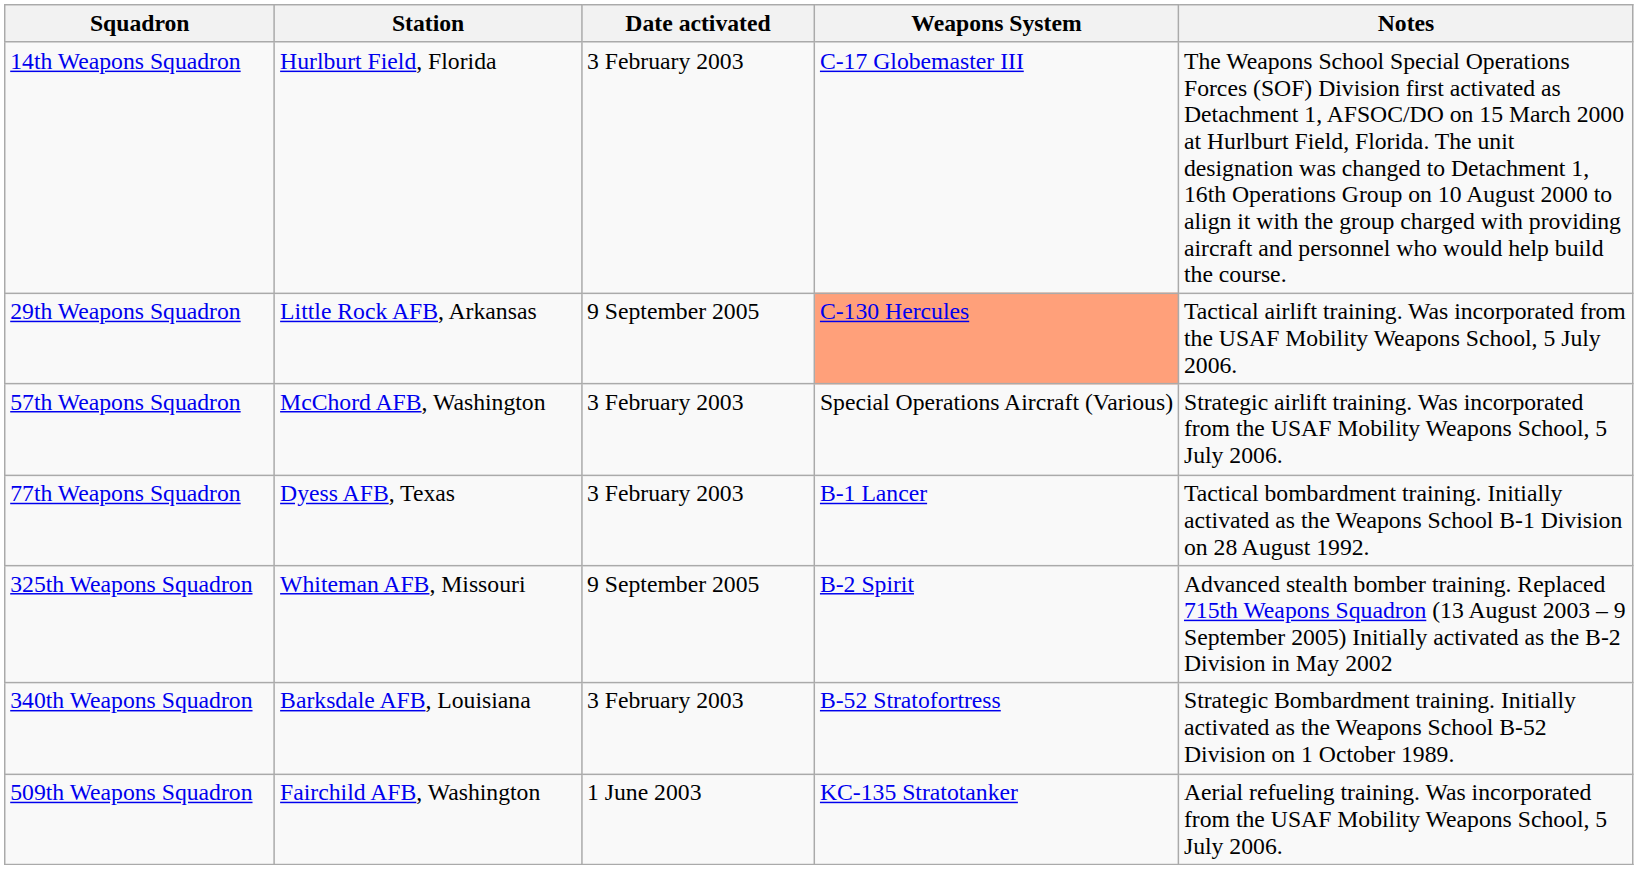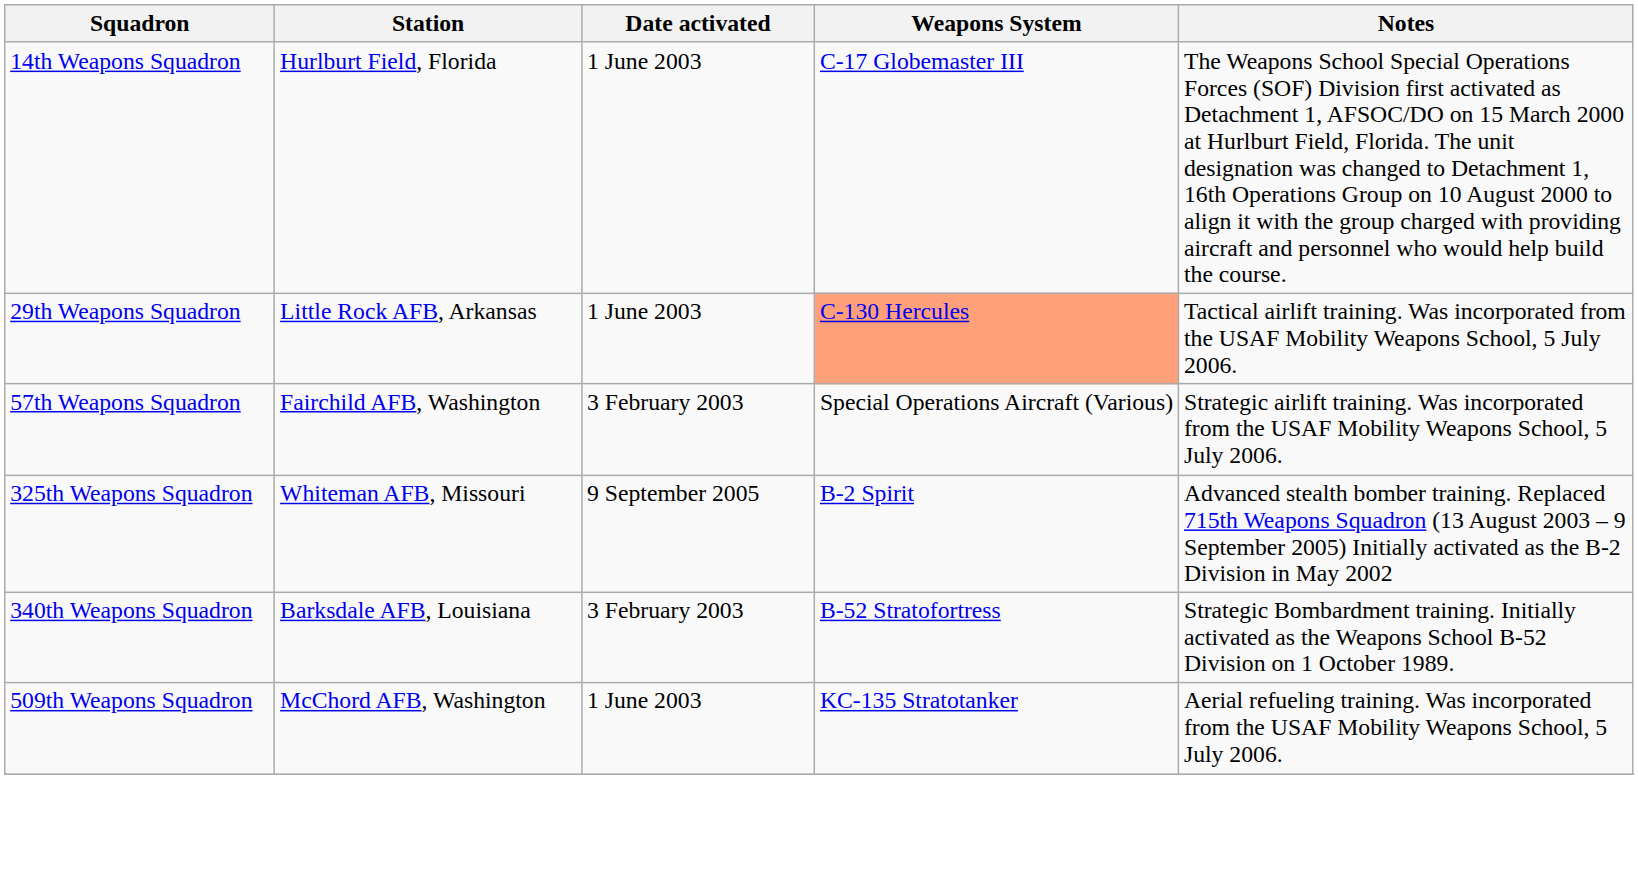(665, 60) 3 February 2003 -> (644, 60) 1 June 2003
(673, 311) 9 September 2005 -> (644, 311) 1 June 2003
(413, 402) McChord AFB, Washington -> (410, 402) Fairchild AFB, Washington
- row: (125, 493)
(410, 792) Fairchild AFB, Washington -> (413, 701) McChord AFB, Washington
